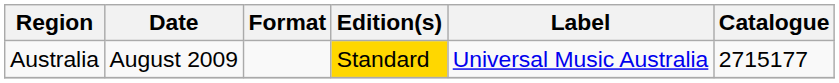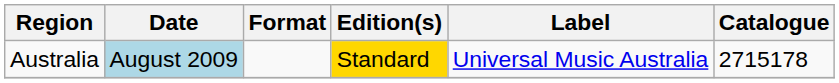(174, 58) no background -> (174, 58) lightblue background
(763, 58) 2715177 -> (763, 58) 2715178
